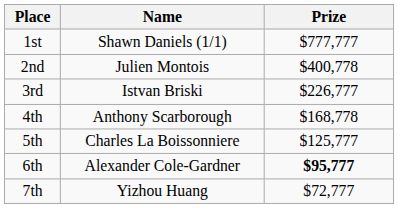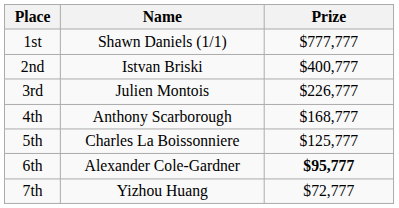(162, 66) Julien Montois -> (162, 66) Istvan Briski
(329, 66) $400,778 -> (329, 66) $400,777
(162, 91) Istvan Briski -> (162, 91) Julien Montois
(329, 116) $168,778 -> (329, 116) $168,777
